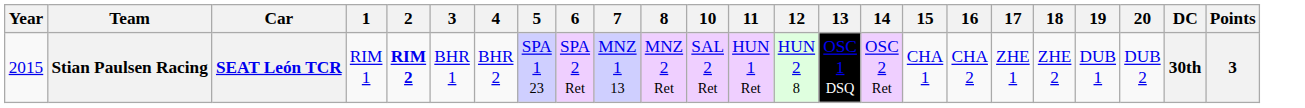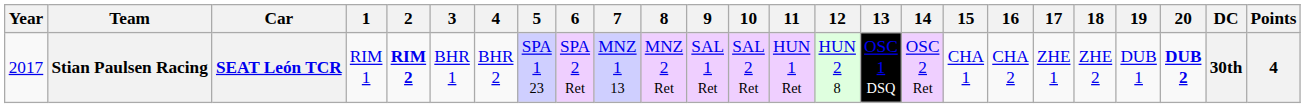+ column: (708, 18)
(26, 67) 2015 -> (26, 67) 2017
(1142, 67) normal -> (1183, 67) bold
(1233, 67) 3 -> (1273, 67) 4
